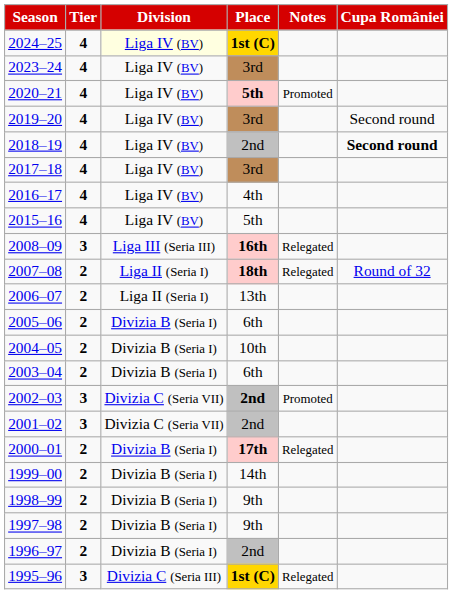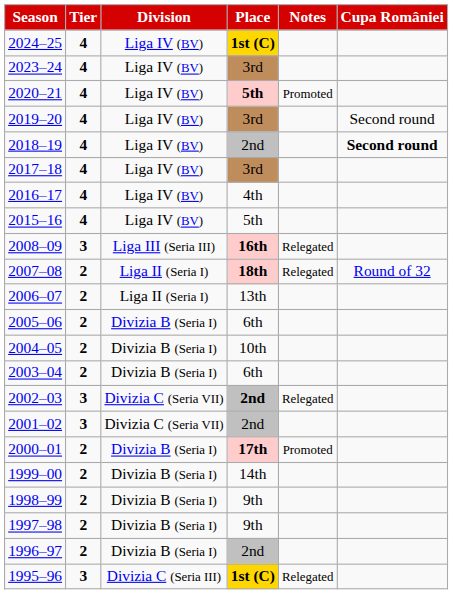(164, 43) lightyellow background -> (164, 43) no background
(308, 399) Promoted -> (308, 399) Relegated
(308, 450) Relegated -> (308, 450) Promoted
